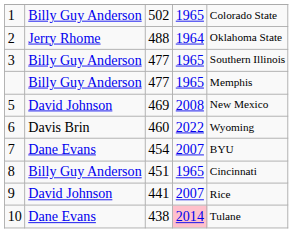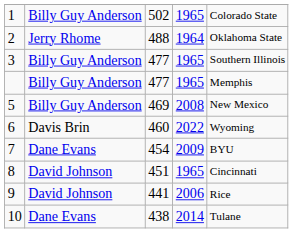(70, 104) David Johnson -> (85, 104) Billy Guy Anderson
(190, 149) 2007 -> (190, 149) 2009
(85, 171) Billy Guy Anderson -> (70, 171) David Johnson
(190, 194) 2007 -> (190, 194) 2006
(190, 216) pink background -> (190, 216) no background
